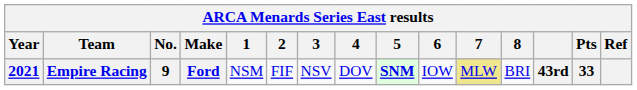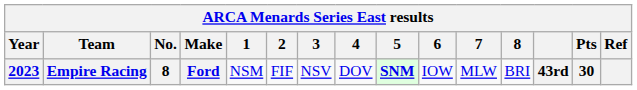(24, 71) 2021 -> (24, 71) 2023
(166, 71) 9 -> (166, 71) 8
(479, 71) khaki background -> (479, 71) no background
(586, 71) 33 -> (586, 71) 30
